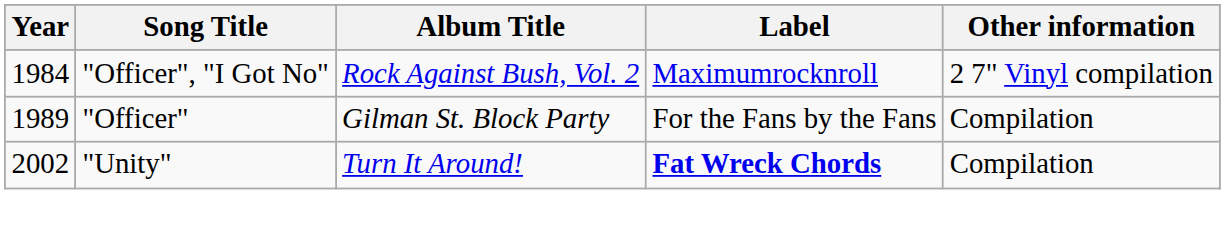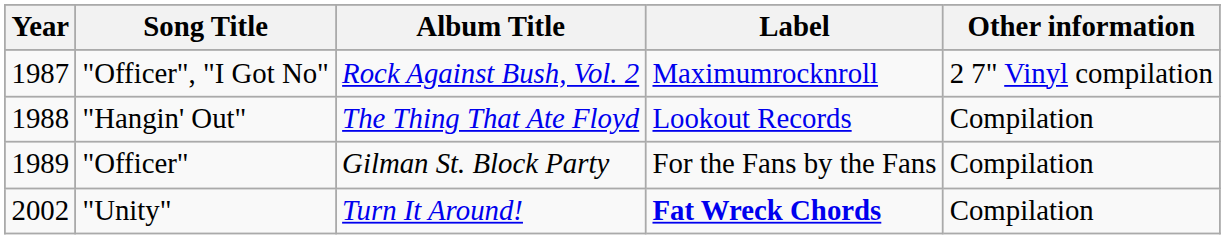(40, 73) 1984 -> (40, 73) 1987
+ row: (164, 118)
